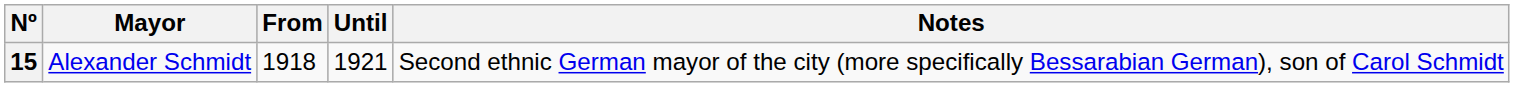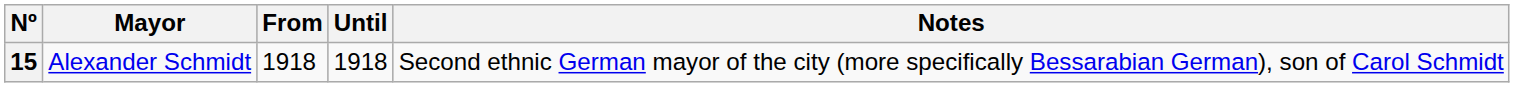(361, 61) 1921 -> (361, 61) 1918
